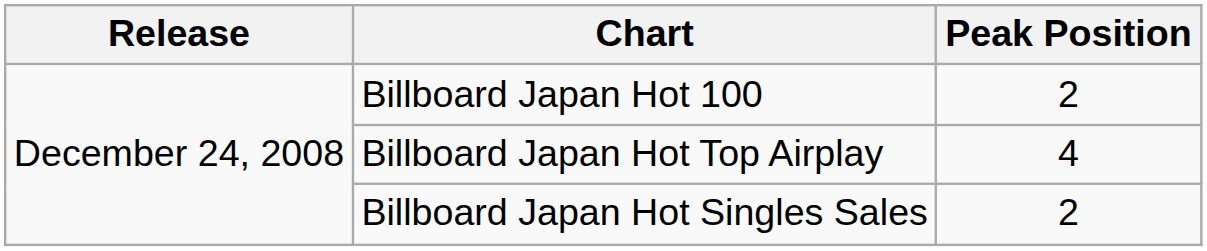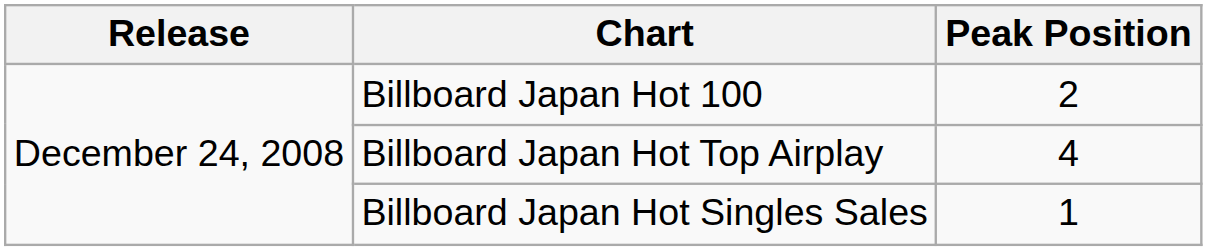(1068, 213) 2 -> (1068, 213) 1
